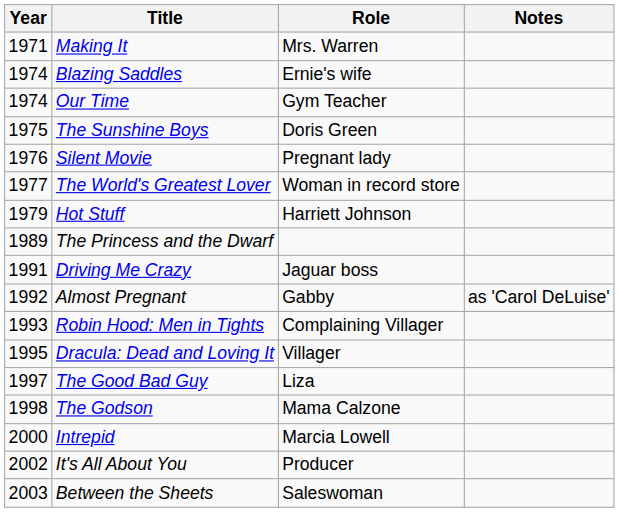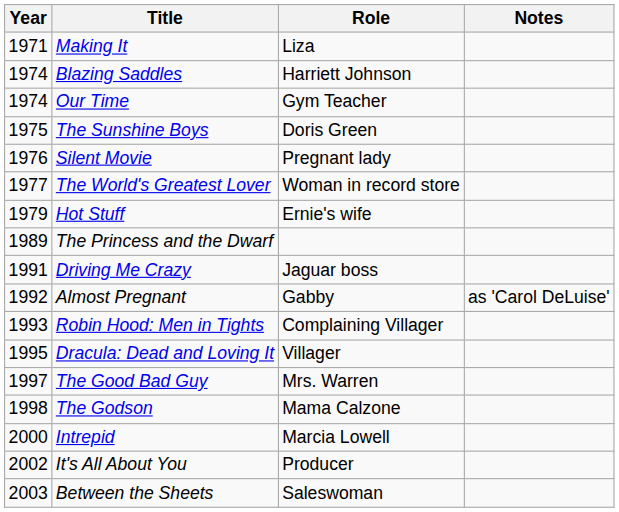(330, 46) Mrs. Warren -> (298, 46) Liza
(327, 74) Ernie's wife -> (347, 74) Harriett Johnson
(347, 213) Harriett Johnson -> (327, 213) Ernie's wife
(298, 381) Liza -> (330, 381) Mrs. Warren
